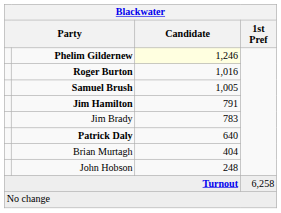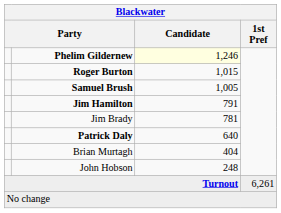(227, 71) 1,016 -> (227, 71) 1,015
(231, 119) 783 -> (231, 119) 781
(263, 183) 6,258 -> (263, 183) 6,261
